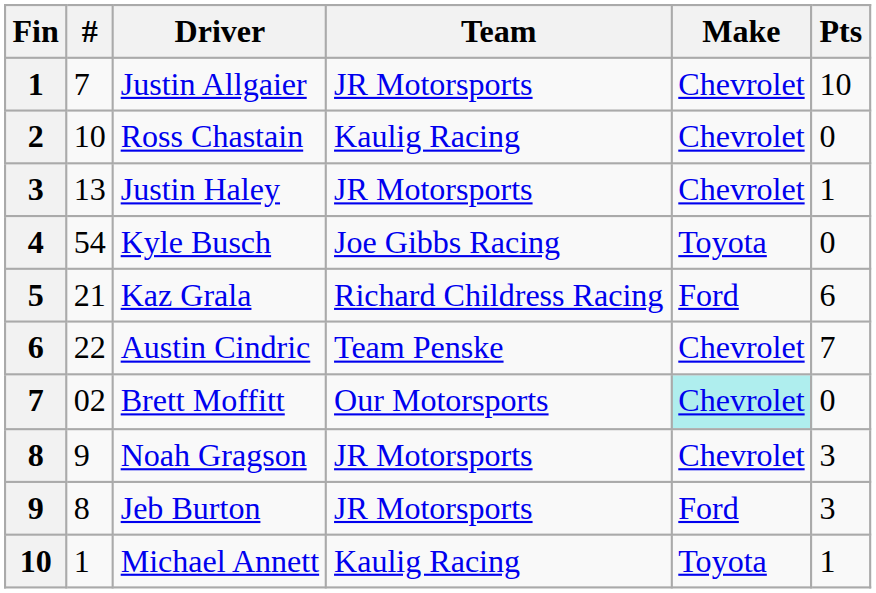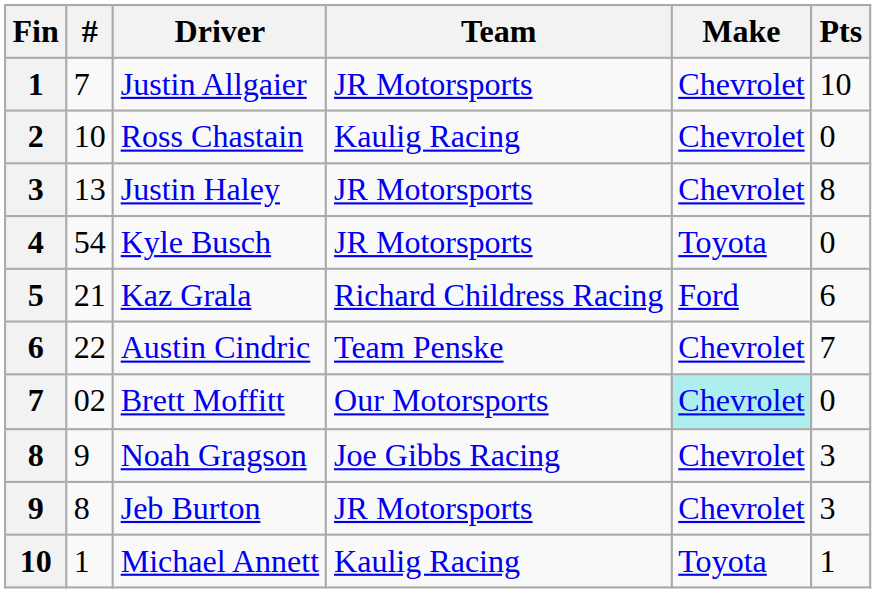(828, 189) 1 -> (828, 189) 8
(447, 242) Joe Gibbs Racing -> (433, 242) JR Motorsports
(433, 454) JR Motorsports -> (447, 454) Joe Gibbs Racing
(709, 507) Ford -> (741, 507) Chevrolet
